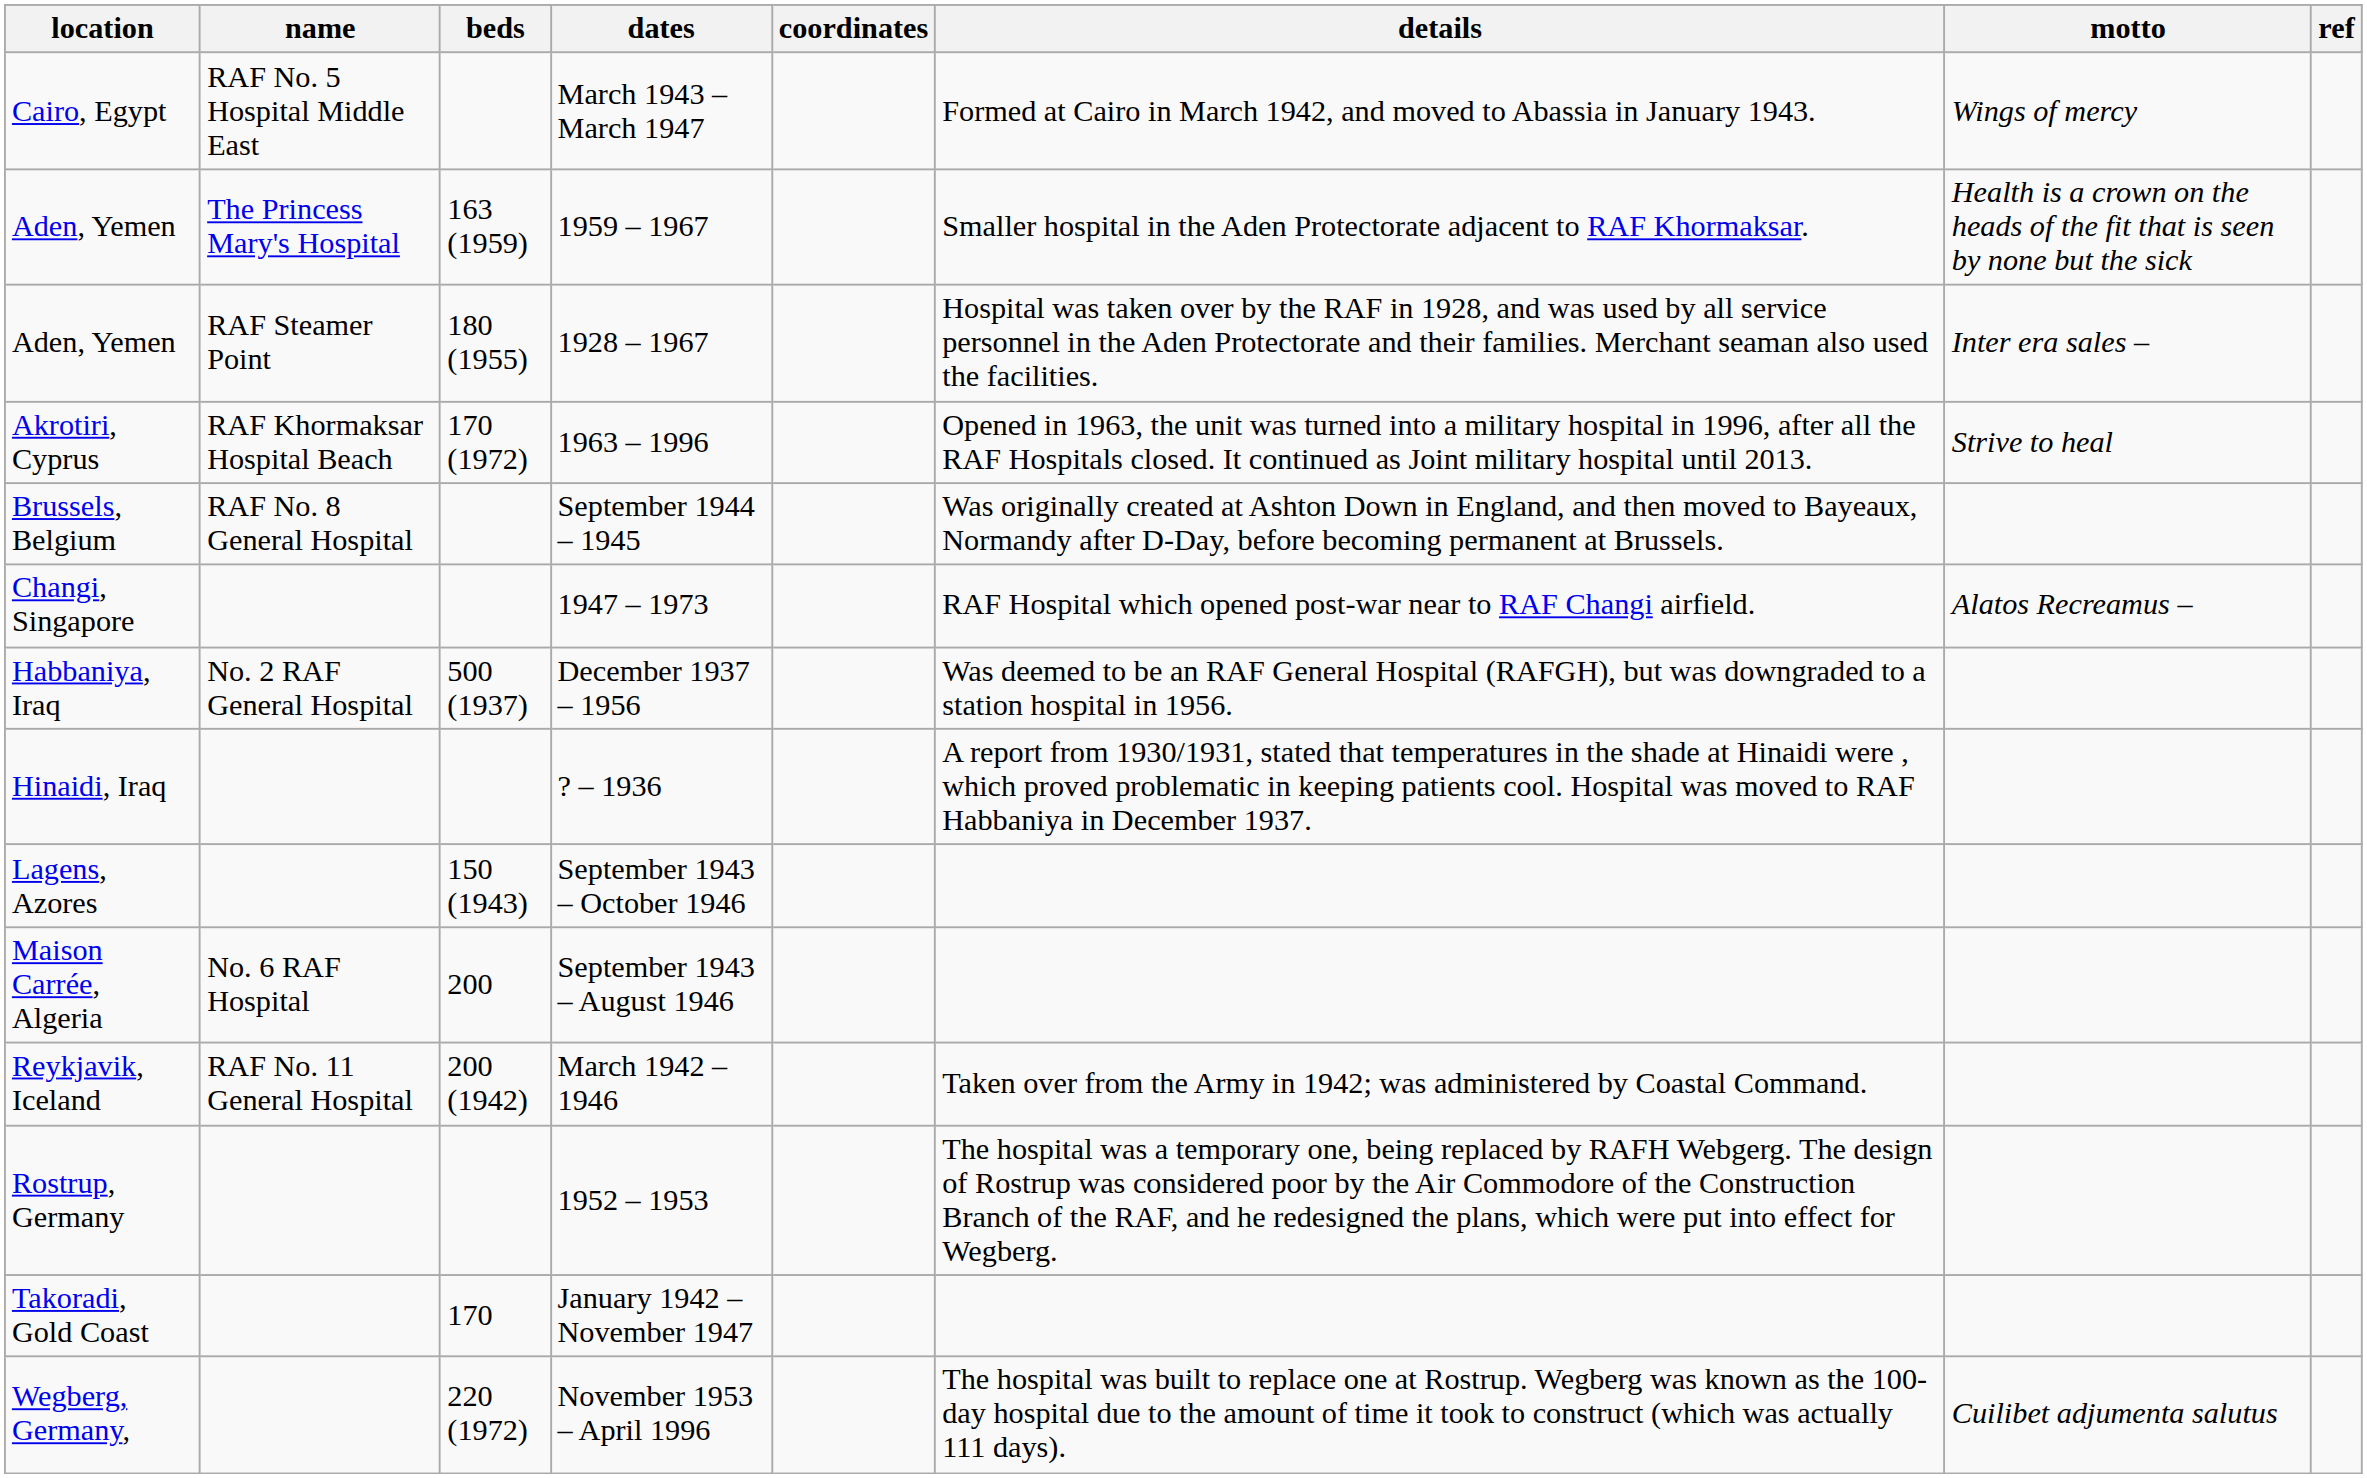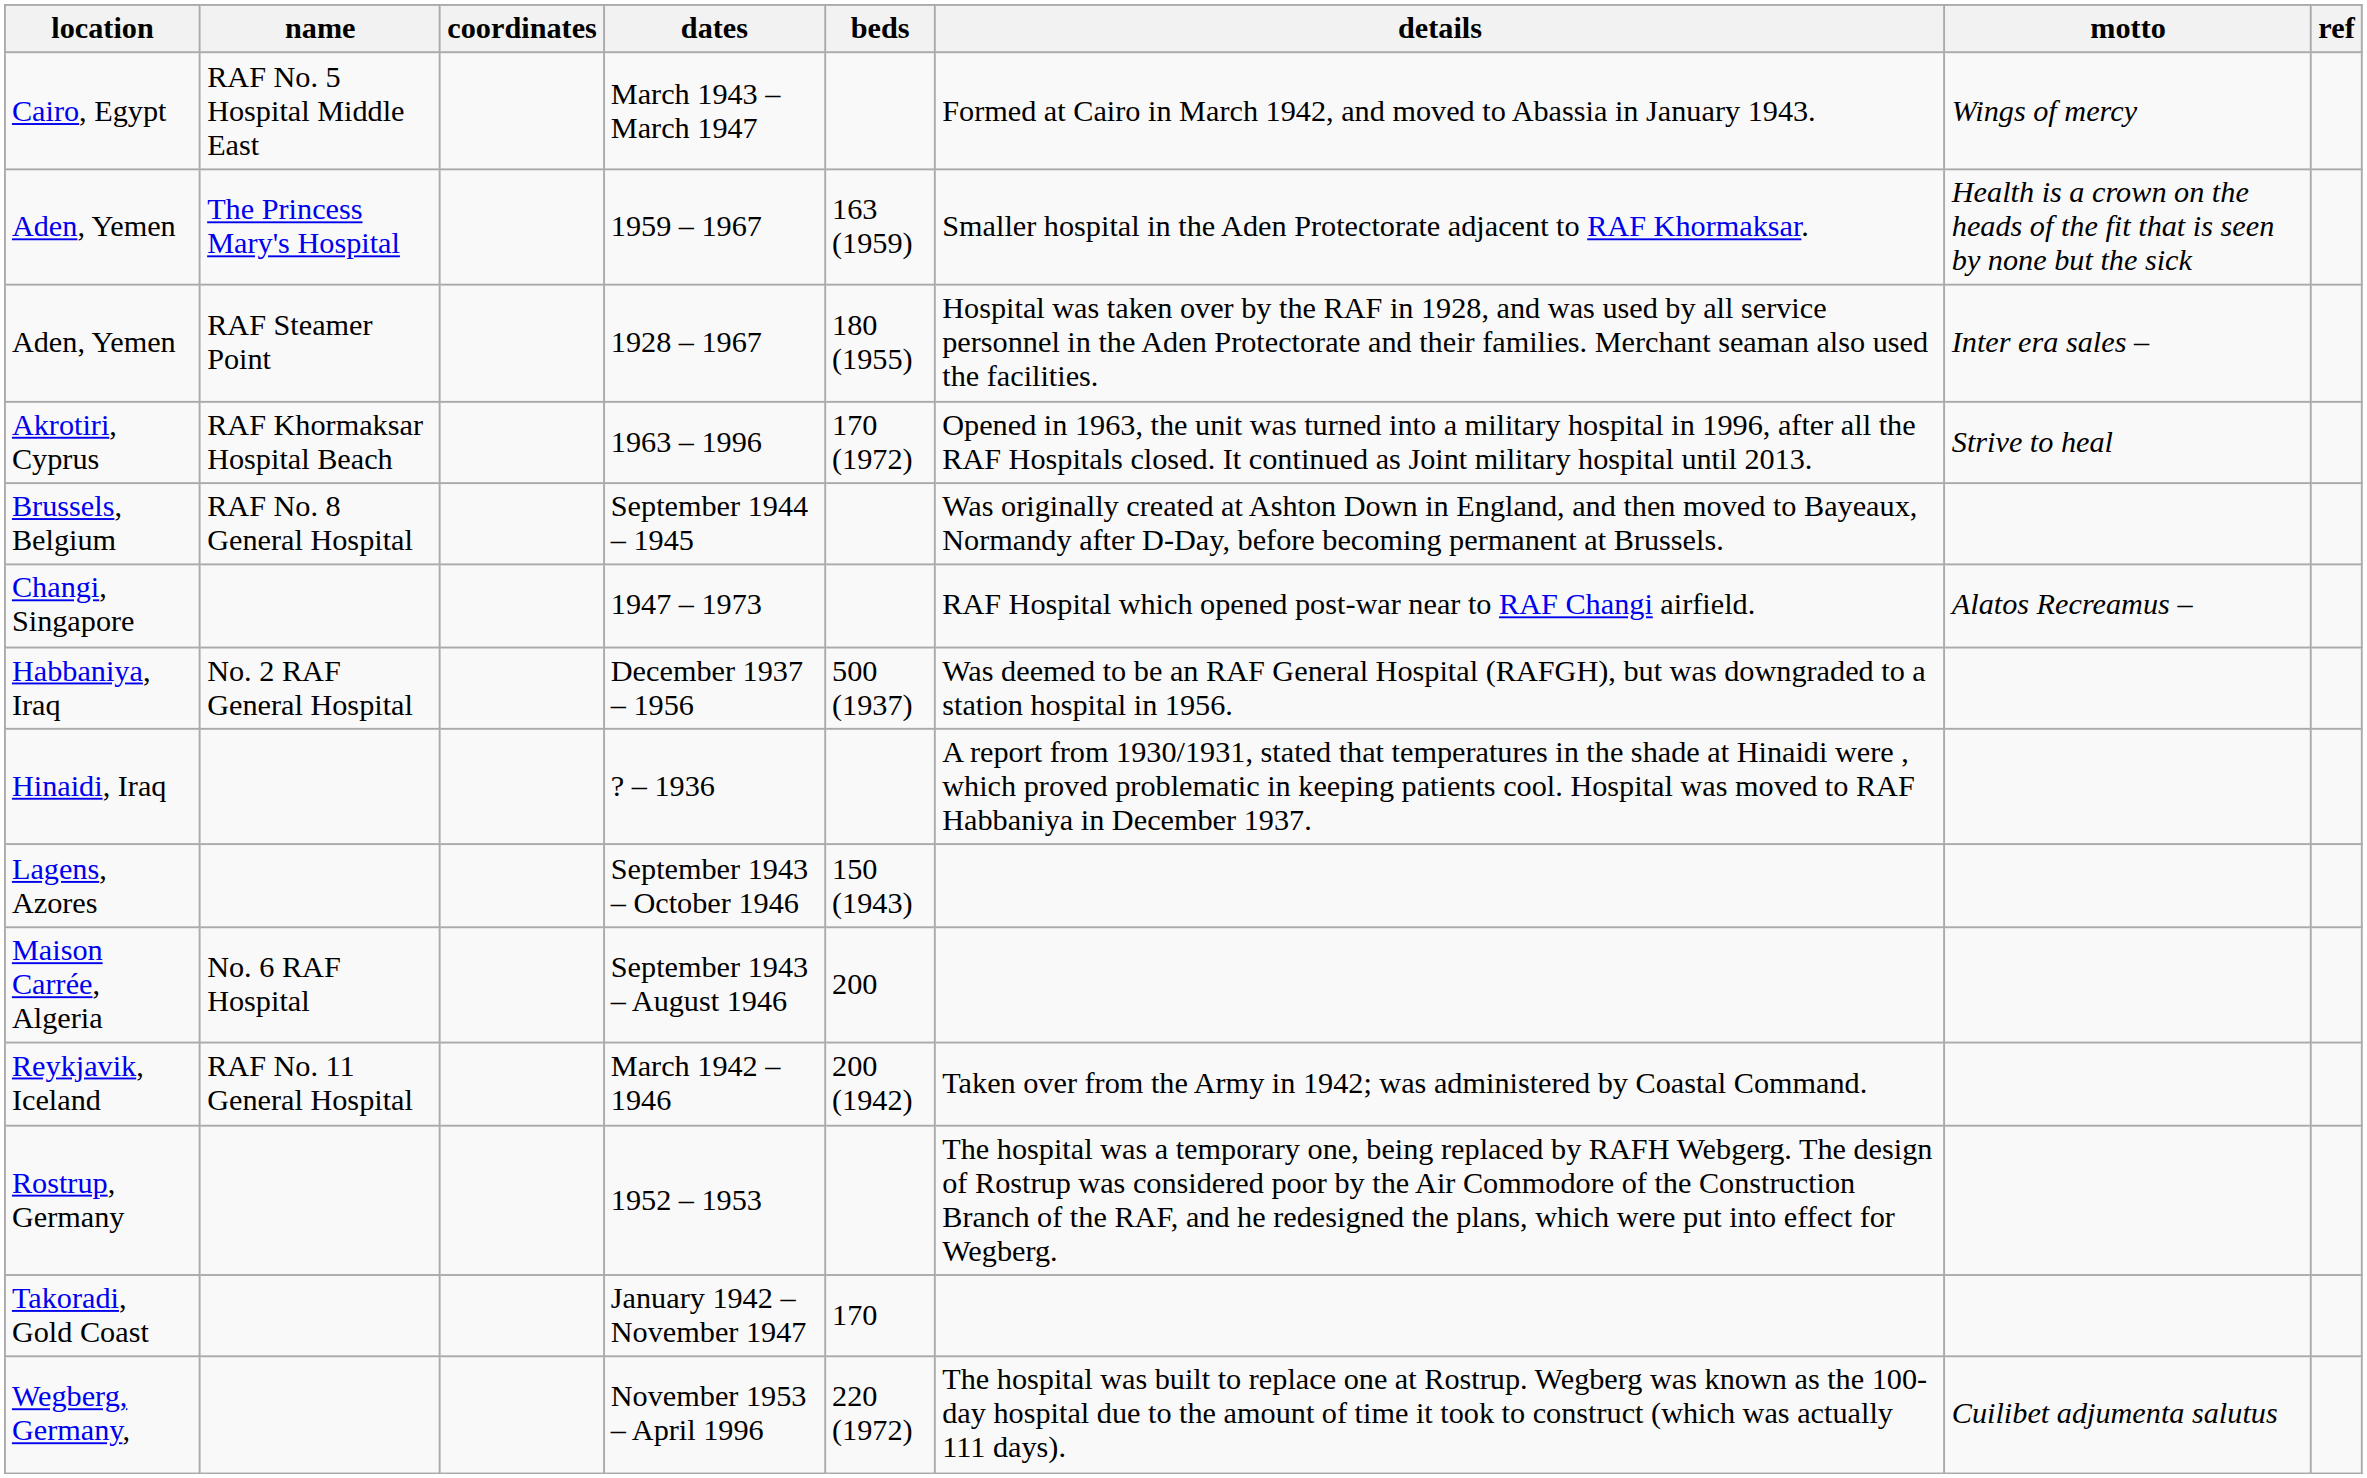columns swapped: (854, 28) <-> (495, 28)
